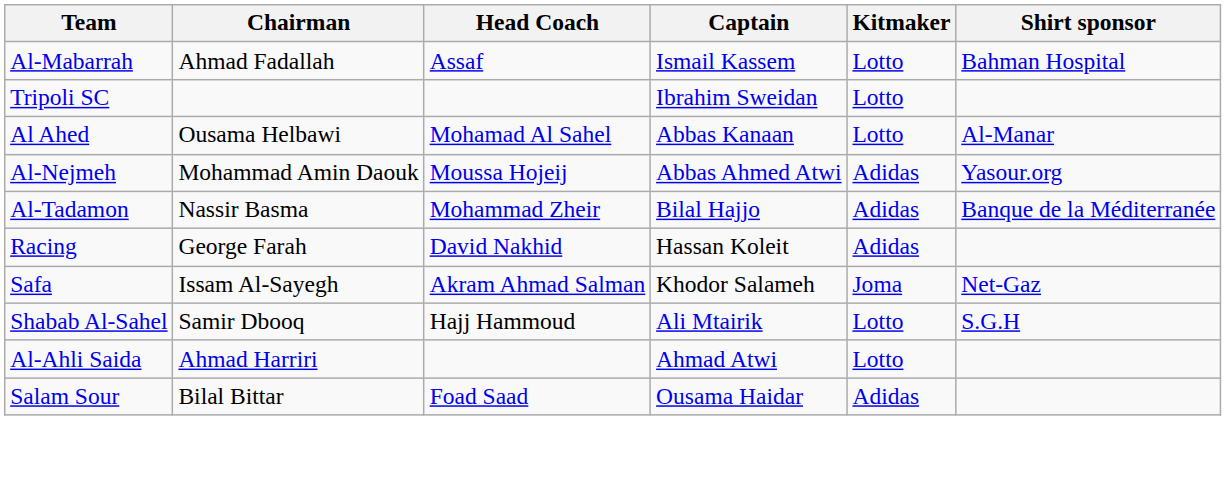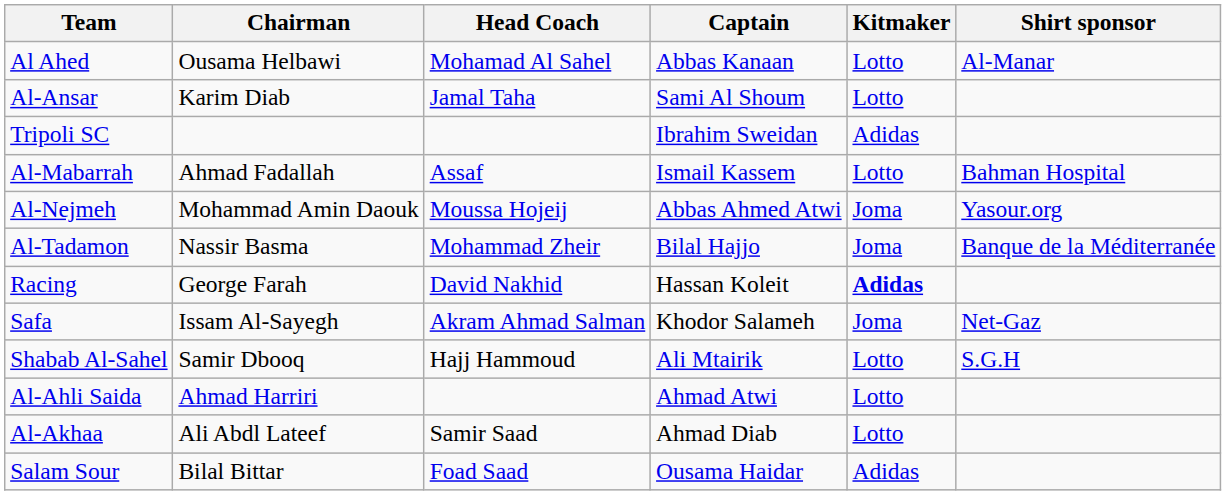rows swapped: (50, 135) <-> (72, 60)
+ row: (54, 97)
(878, 97) Lotto -> (886, 135) Adidas
(886, 172) Adidas -> (877, 209) Joma
(886, 209) Adidas -> (877, 246) Joma
(886, 246) normal -> (888, 284) bold
+ row: (57, 433)
